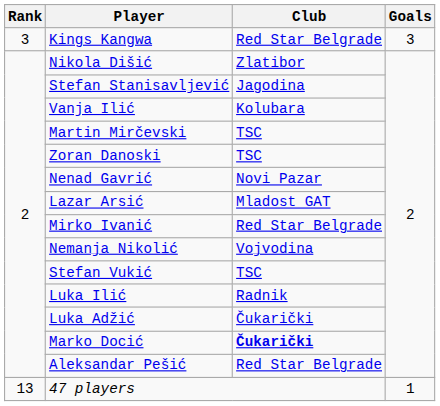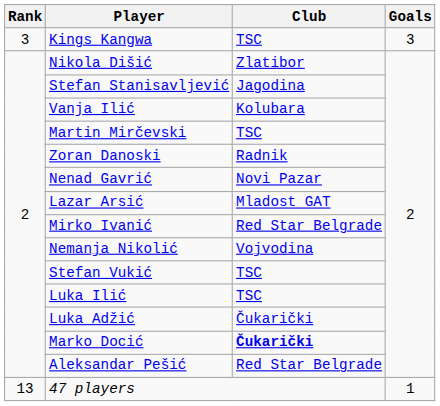(309, 40) Red Star Belgrade -> (249, 40) TSC
(249, 156) TSC -> (262, 156) Radnik
(262, 296) Radnik -> (249, 296) TSC
